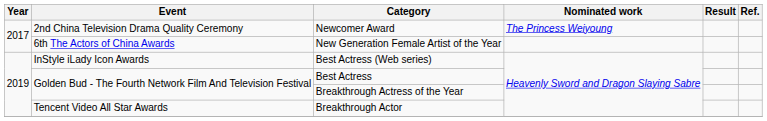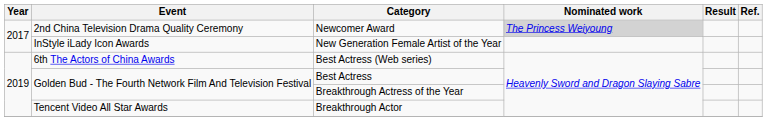(559, 28) no background -> (559, 28) lightgrey background
(104, 44) 6th The Actors of China Awards -> (91, 44) InStyle iLady Icon Awards
(91, 60) InStyle iLady Icon Awards -> (104, 60) 6th The Actors of China Awards
